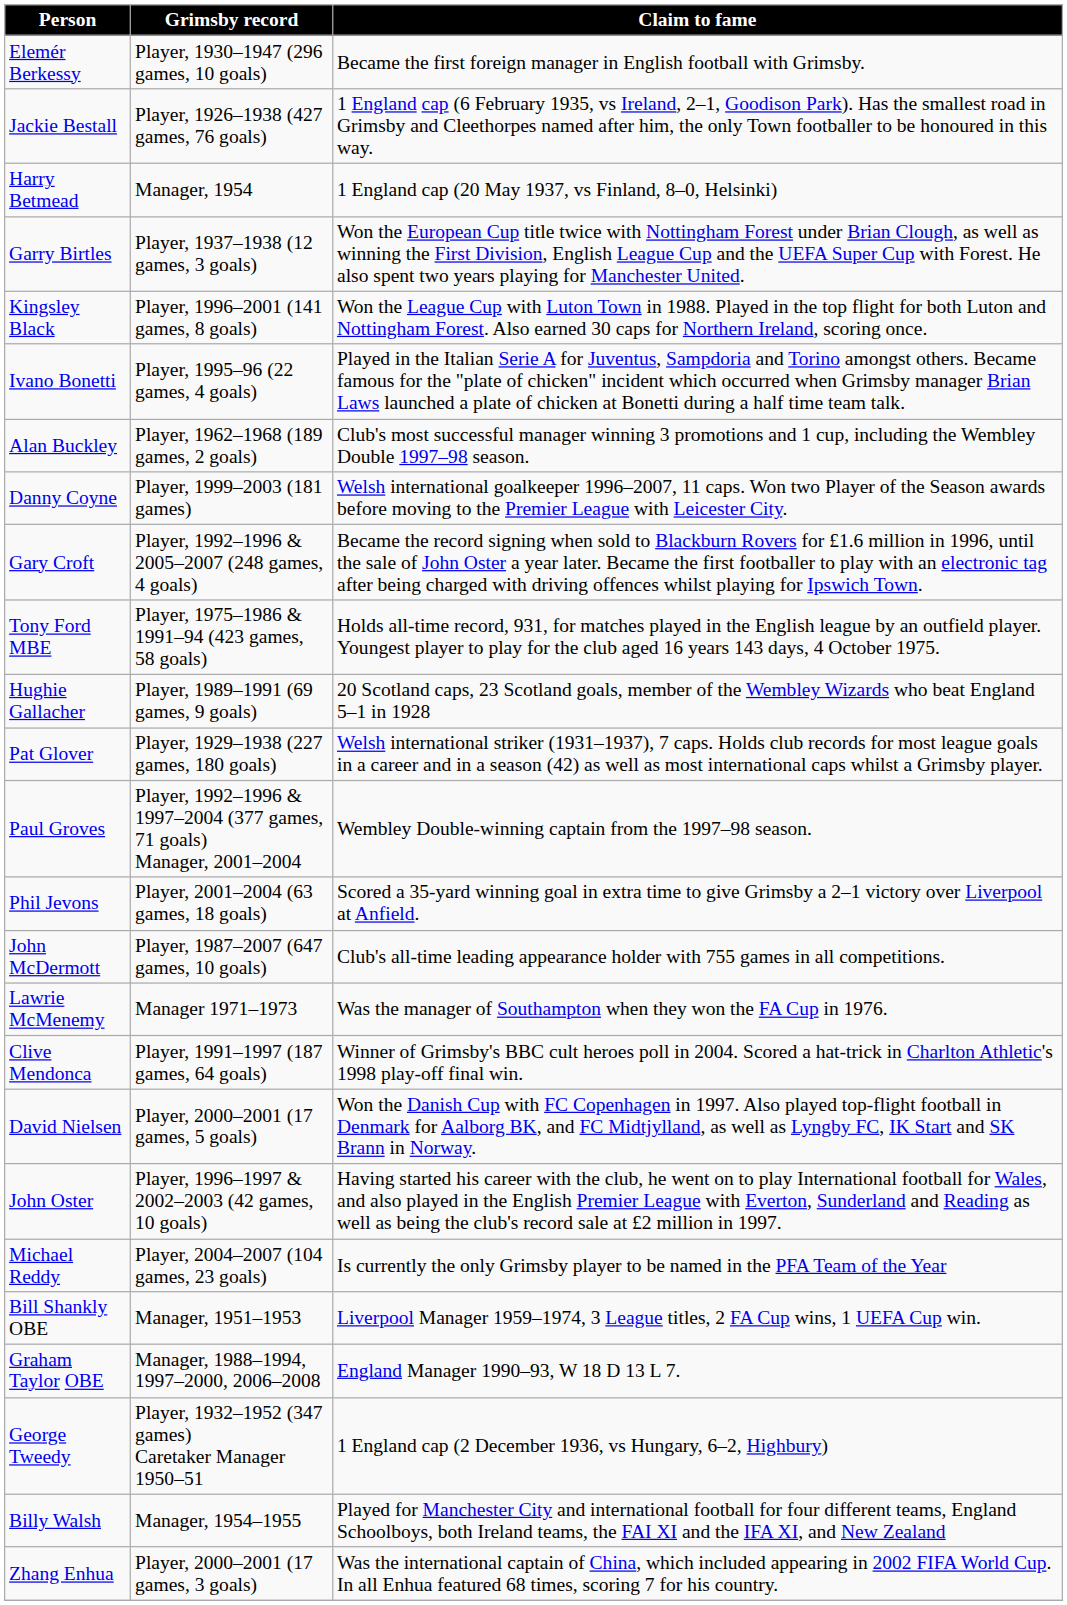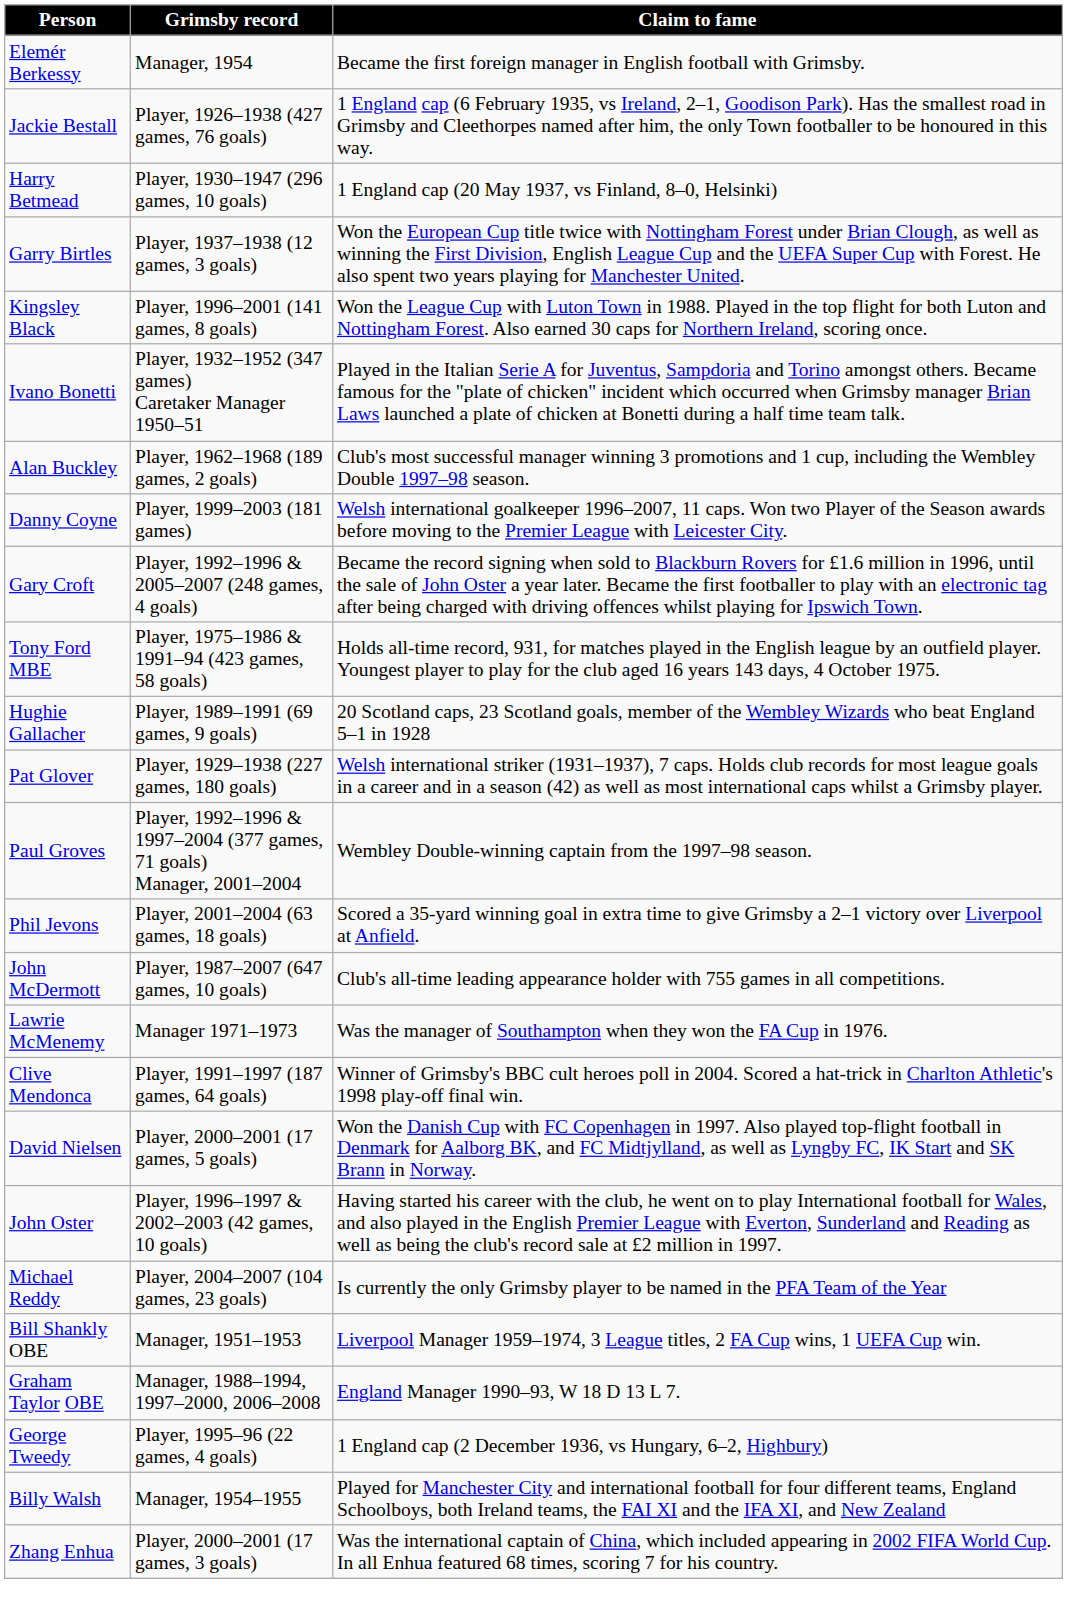(229, 61) Player, 1930–1947 (296 games, 10 goals) -> (194, 61) Manager, 1954
(194, 189) Manager, 1954 -> (229, 189) Player, 1930–1947 (296 games, 10 goals)
(214, 381) Player, 1995–96 (22 games, 4 goals) -> (229, 392) Player, 1932–1952 (347 games) Caretaker Manager 1950–51
(229, 1445) Player, 1932–1952 (347 games) Caretaker Manager 1950–51 -> (214, 1445) Player, 1995–96 (22 games, 4 goals)
